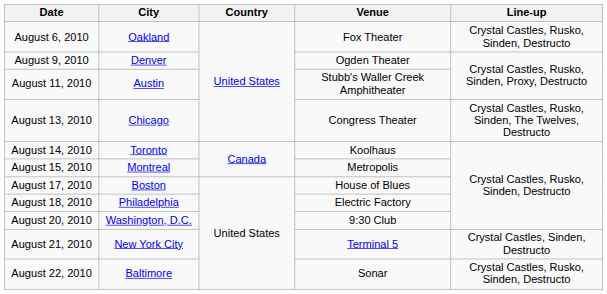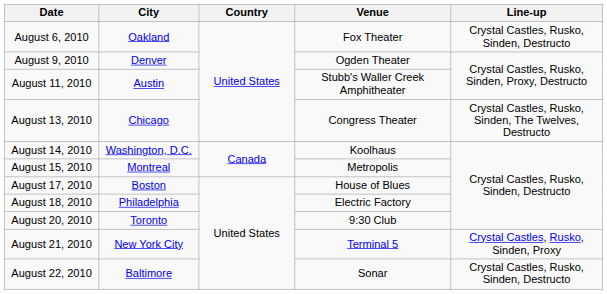(149, 150) Toronto -> (149, 150) Washington, D.C.
(149, 220) Washington, D.C. -> (149, 220) Toronto
(527, 244) Crystal Castles, Sinden, Destructo -> (527, 244) Crystal Castles, Rusko, Sinden, Proxy
